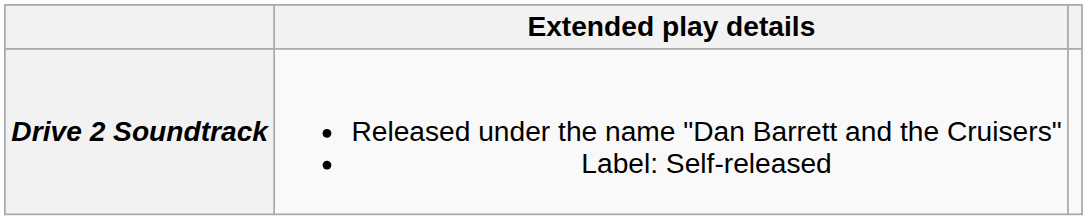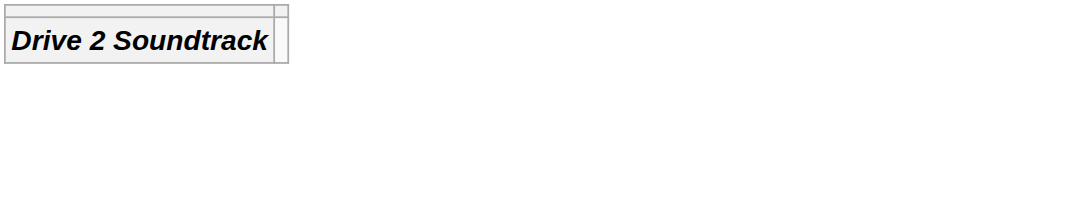- column: (671, 26)
